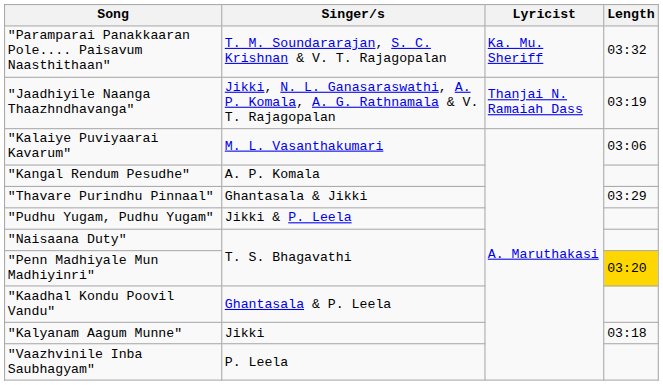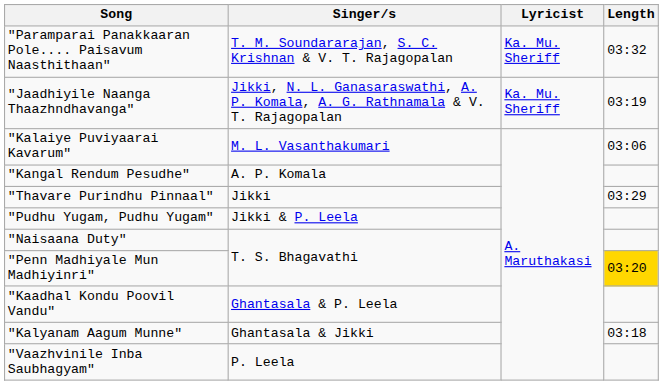(535, 103) Thanjai N. Ramaiah Dass -> (532, 103) Ka. Mu. Sheriff
(296, 197) Ghantasala & Jikki -> (251, 197) Jikki
(245, 334) Jikki -> (302, 334) Ghantasala & Jikki
